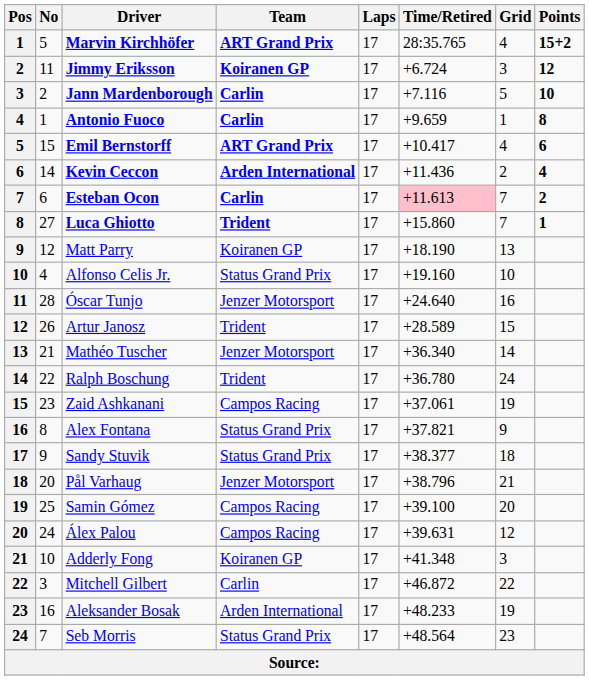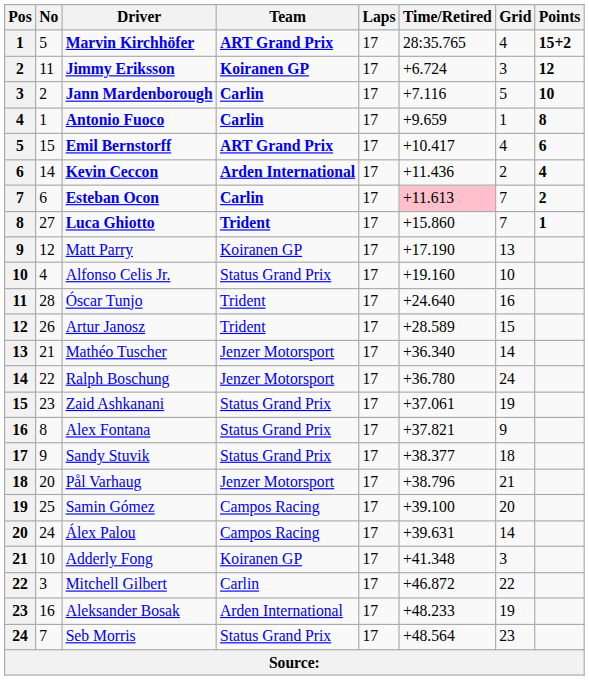(429, 249) +18.190 -> (429, 249) +17.190
(277, 300) Jenzer Motorsport -> (243, 300) Trident
(243, 378) Trident -> (277, 378) Jenzer Motorsport
(270, 404) Campos Racing -> (276, 404) Status Grand Prix
(507, 533) 12 -> (507, 533) 14
